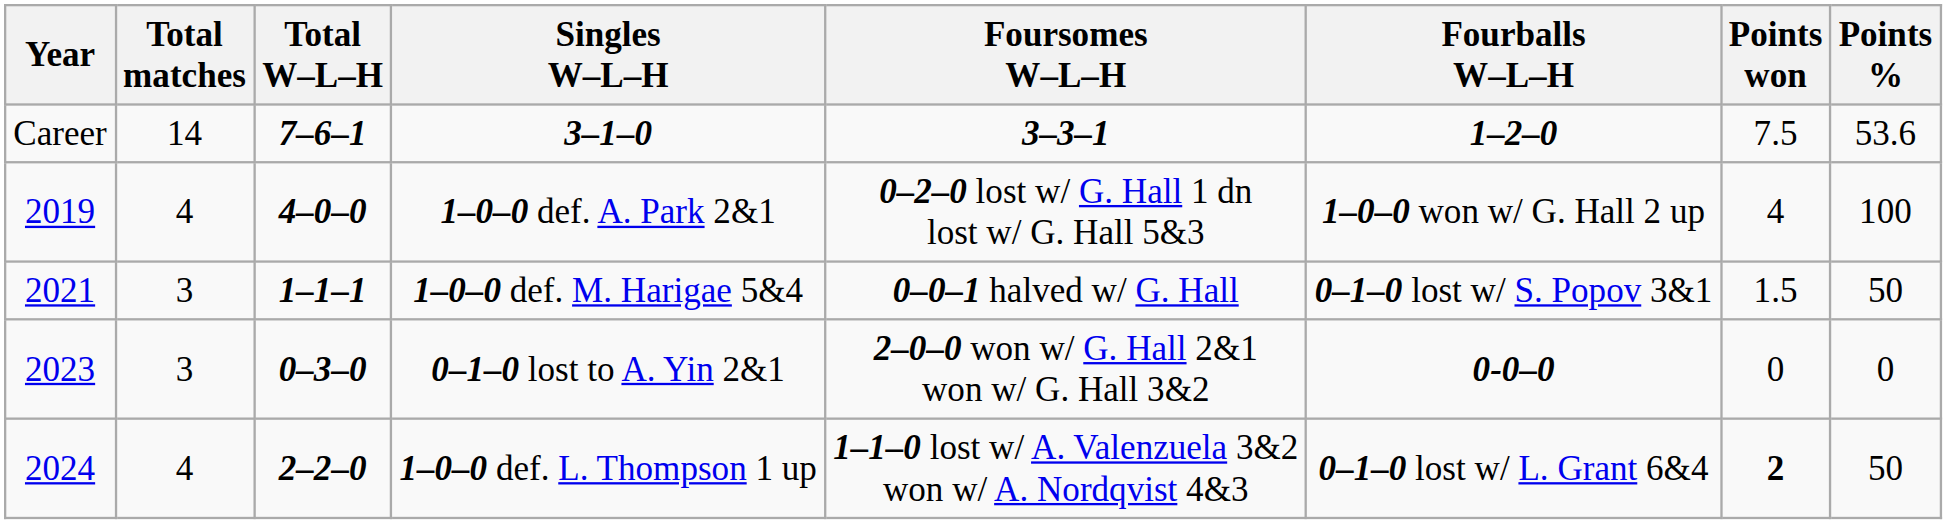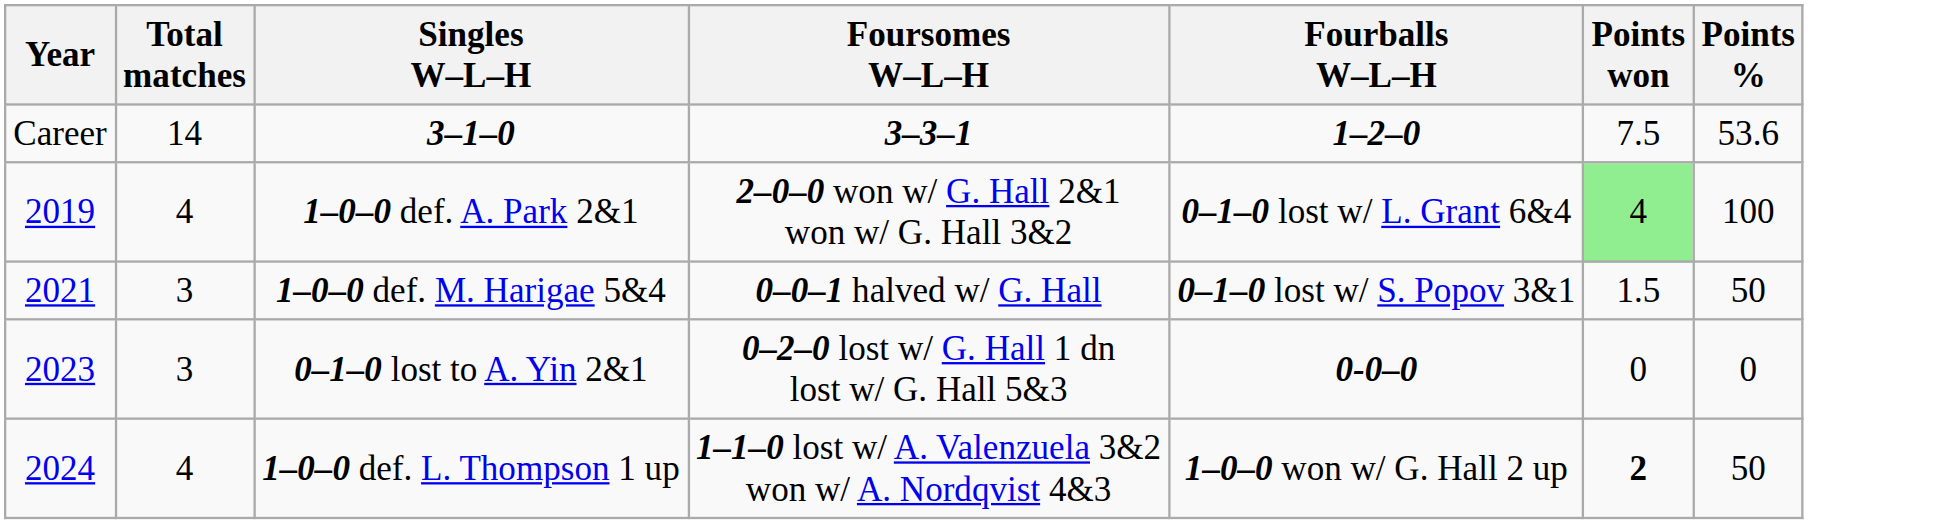- column: (323, 54)
(1066, 211) 0–2–0 lost w/ G. Hall 1 dn lost w/ G. Hall 5&3 -> (929, 211) 2–0–0 won w/ G. Hall 2&1 won w/ G. Hall 3&2
(1514, 211) 1–0–0 won w/ G. Hall 2 up -> (1376, 211) 0–1–0 lost w/ L. Grant 6&4
(1776, 211) no background -> (1638, 211) lightgreen background
(1066, 369) 2–0–0 won w/ G. Hall 2&1 won w/ G. Hall 3&2 -> (929, 369) 0–2–0 lost w/ G. Hall 1 dn lost w/ G. Hall 5&3
(1514, 468) 0–1–0 lost w/ L. Grant 6&4 -> (1376, 468) 1–0–0 won w/ G. Hall 2 up
